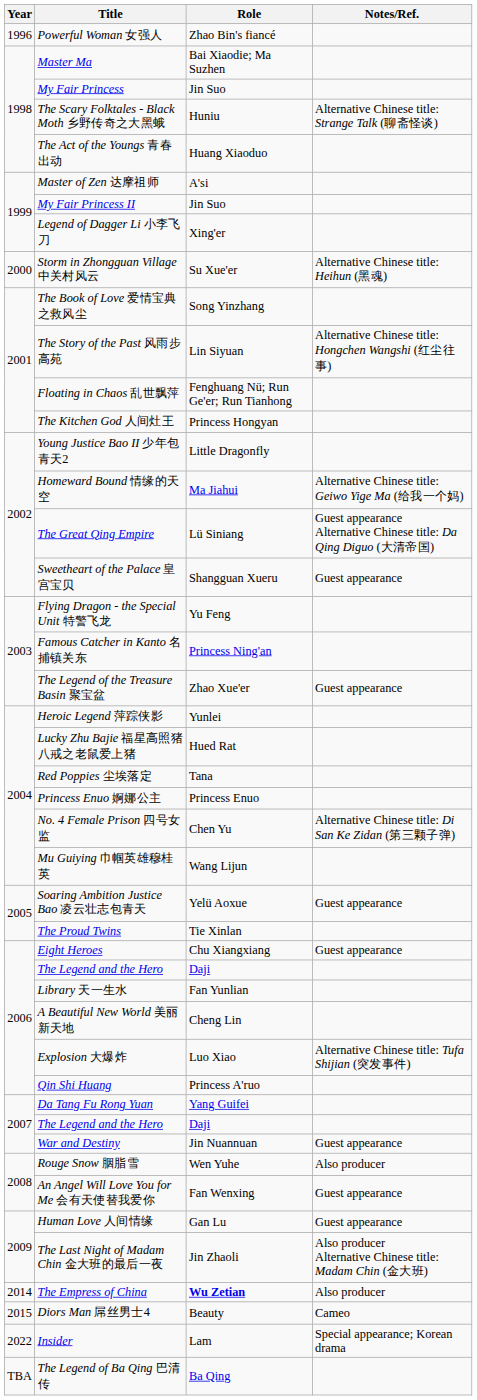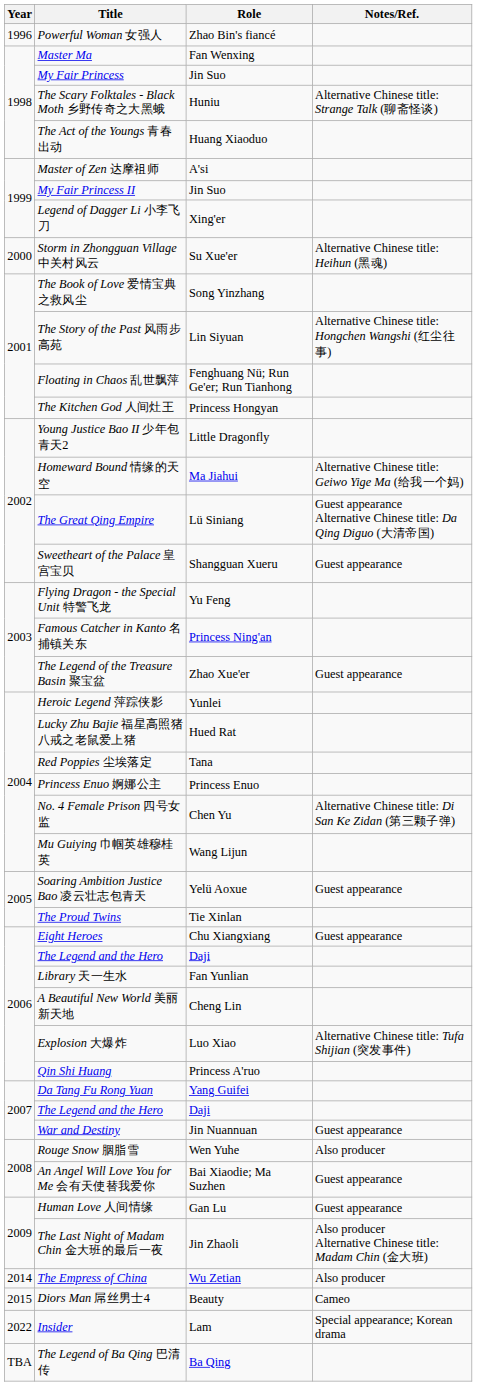(230, 62) Bai Xiaodie; Ma Suzhen -> (222, 55) Fan Wenxing
(222, 1193) Fan Wenxing -> (230, 1179) Bai Xiaodie; Ma Suzhen
(217, 1292) bold -> (215, 1278) normal
